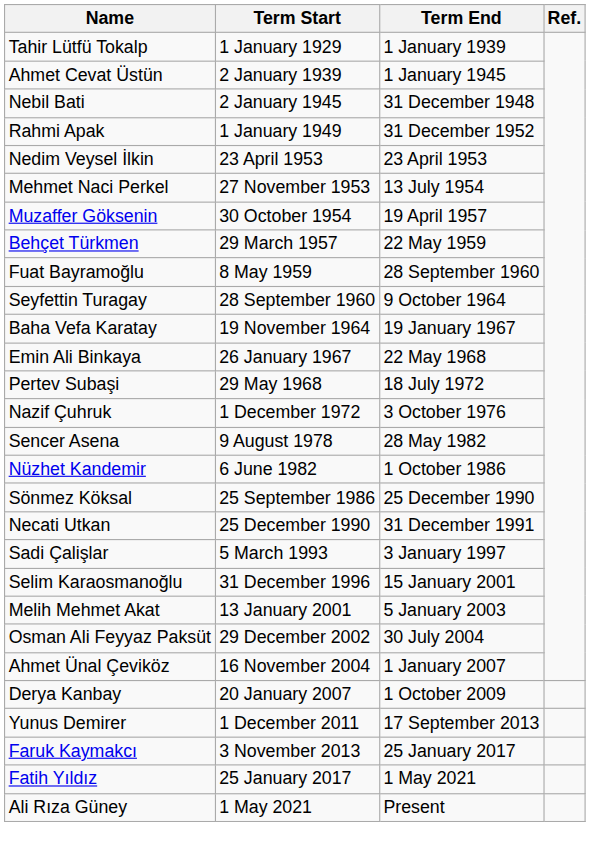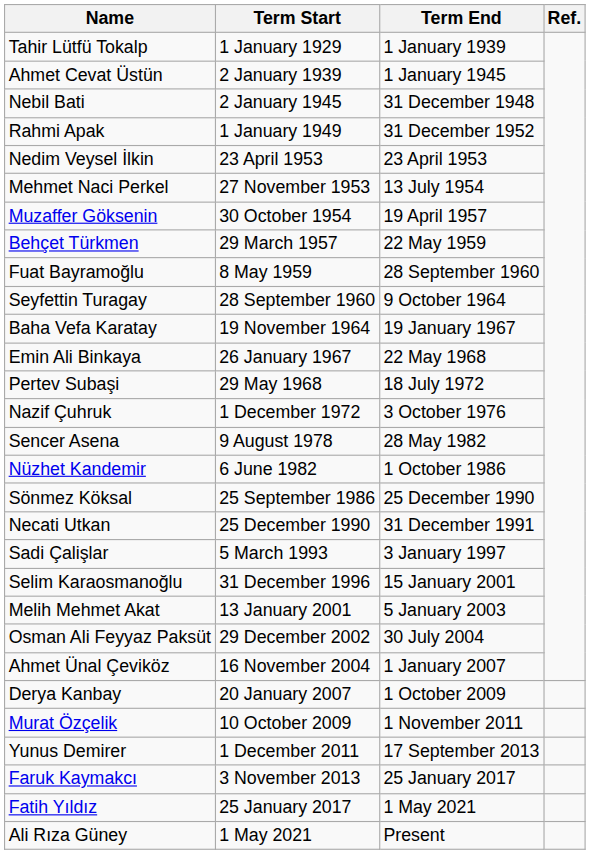+ row: (63, 722)
